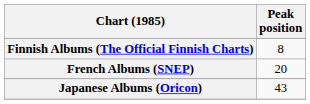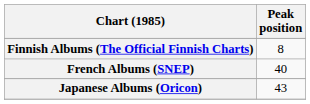(281, 68) 20 -> (281, 68) 40
